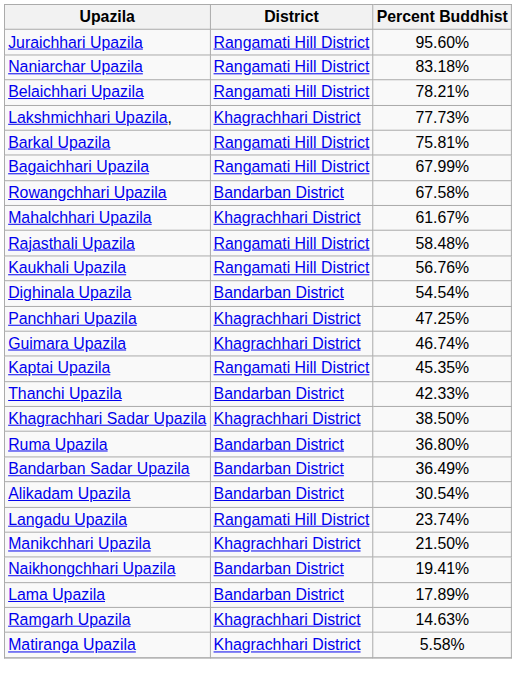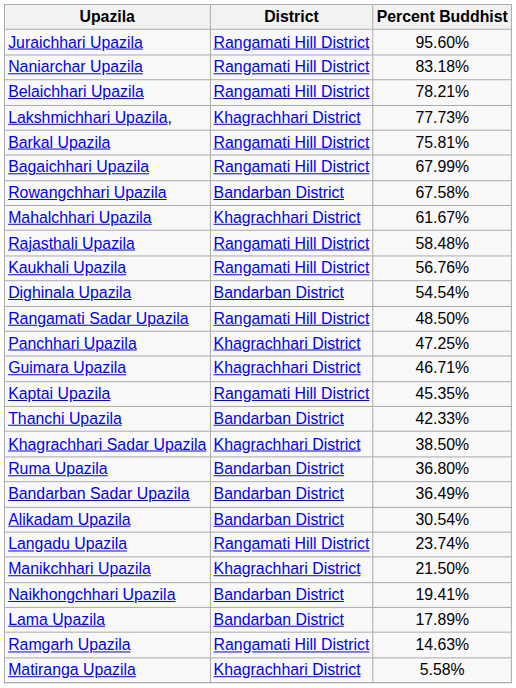+ row: (98, 318)
(442, 343) 46.74% -> (442, 368) 46.71%
(287, 619) Khagrachhari District -> (291, 645) Rangamati Hill District
